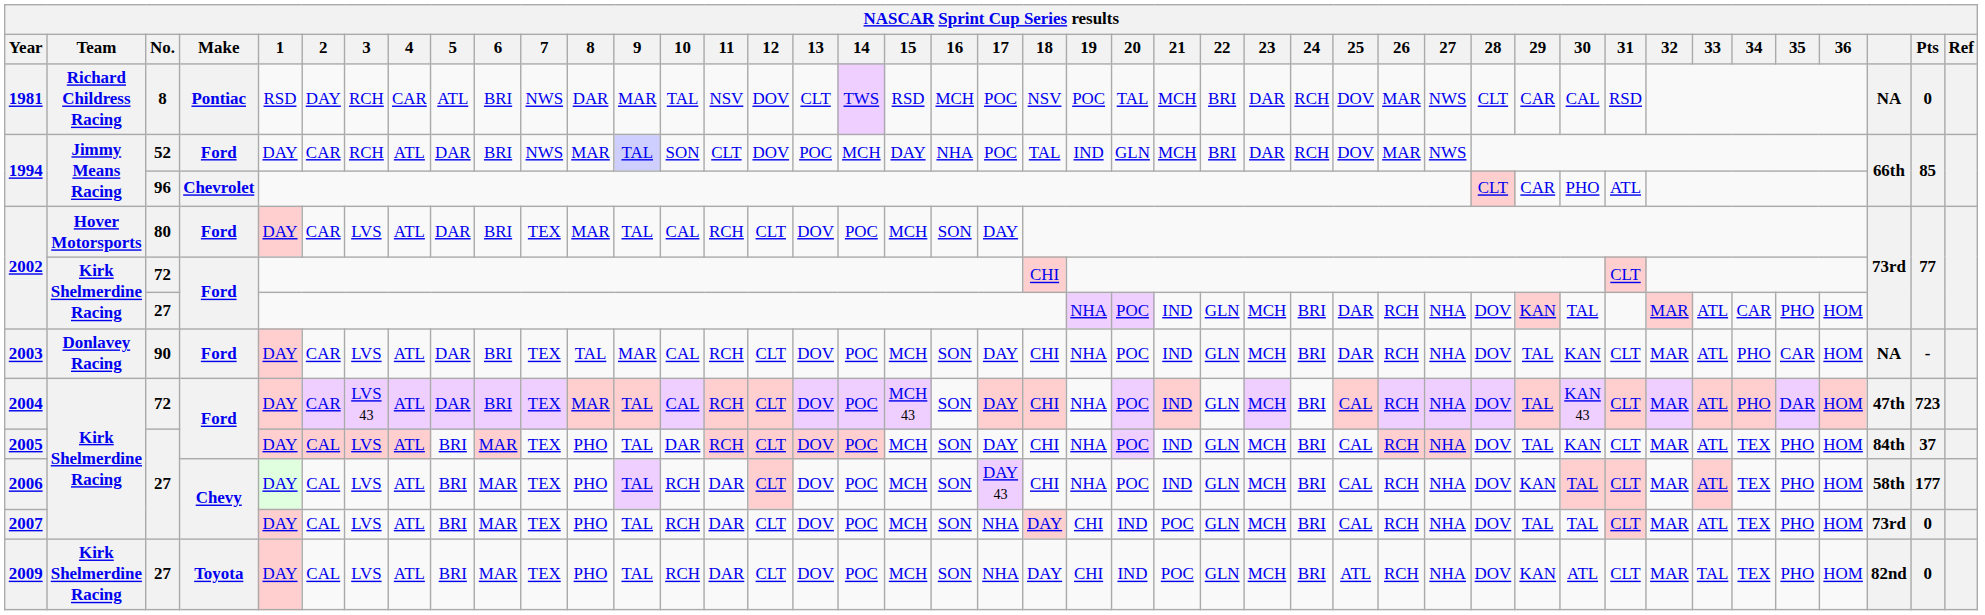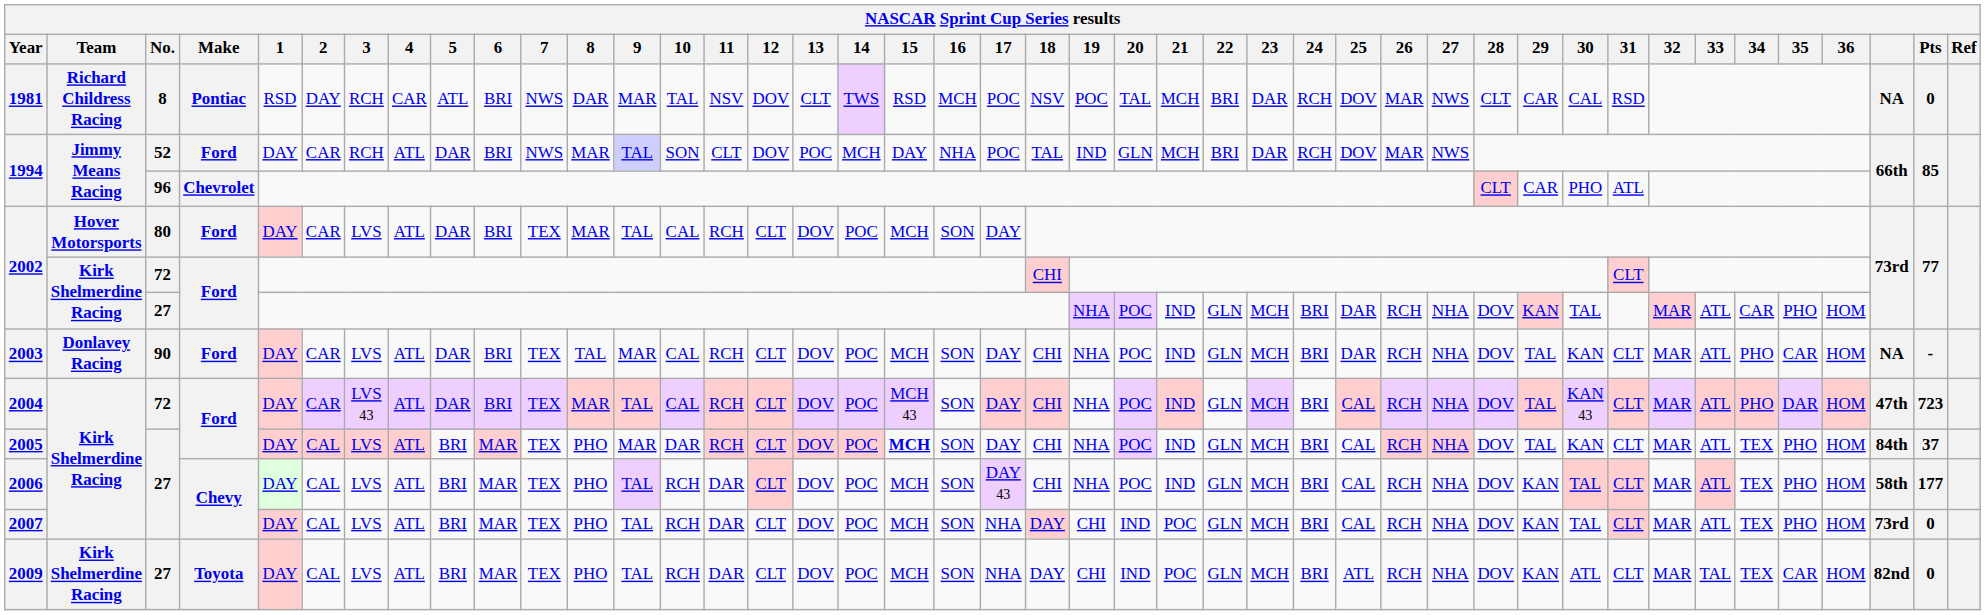(637, 443) TAL -> (637, 443) MAR
(908, 443) normal -> (909, 443) bold
(1538, 523) TAL -> (1541, 523) KAN
(1797, 574) PHO -> (1800, 574) CAR
